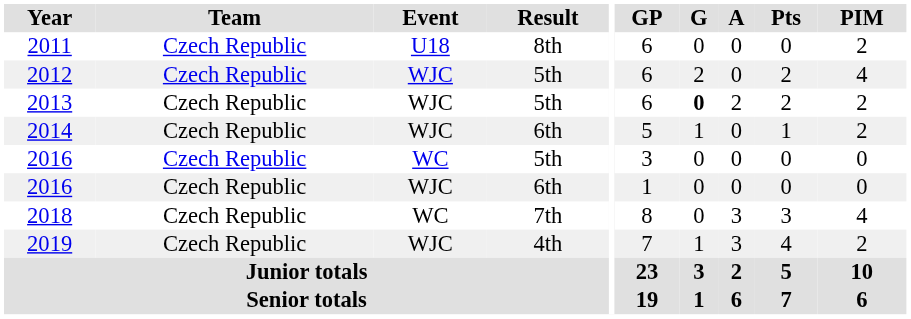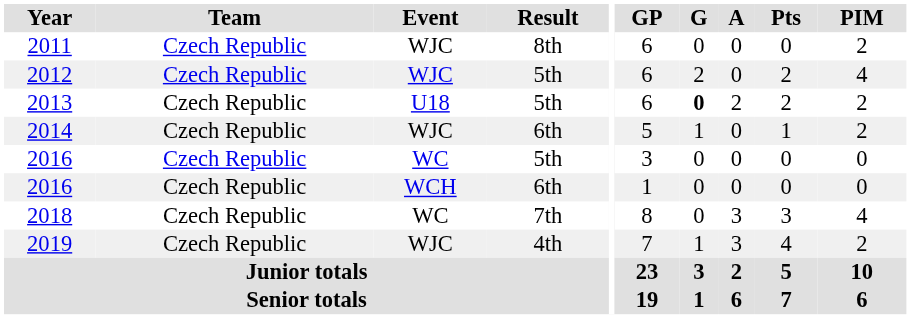(430, 46) U18 -> (430, 46) WJC
(430, 102) WJC -> (430, 102) U18
(430, 187) WJC -> (430, 187) WCH
